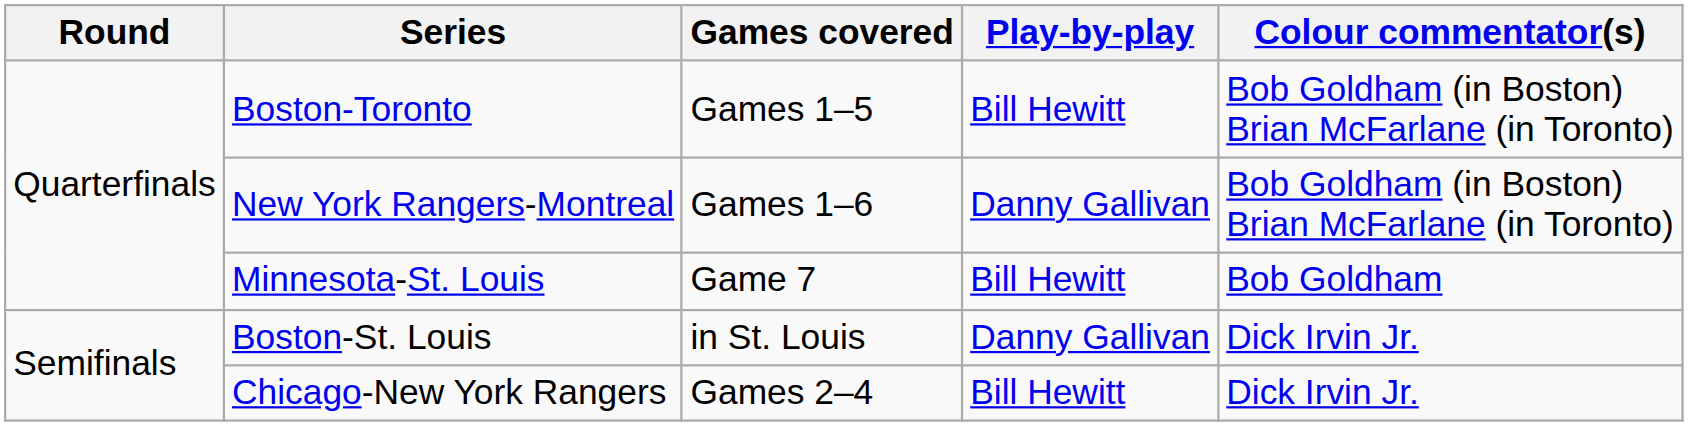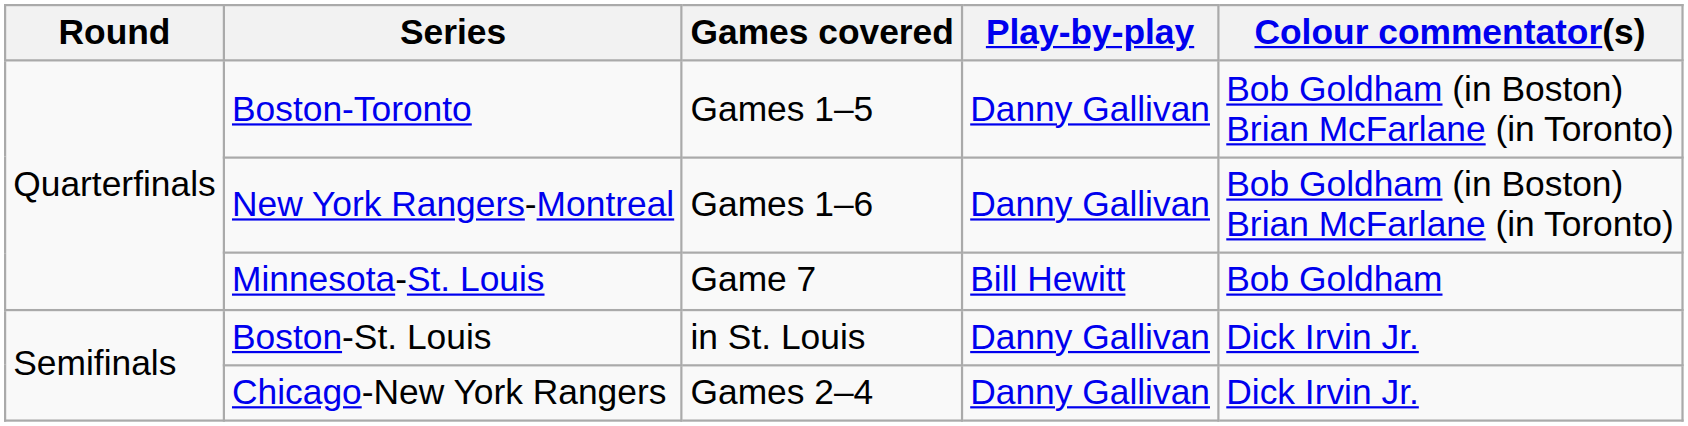(1048, 108) Bill Hewitt -> (1090, 108) Danny Gallivan
(1048, 392) Bill Hewitt -> (1090, 392) Danny Gallivan
